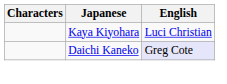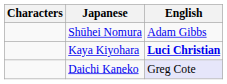+ row: (105, 32)
(178, 32) normal -> (184, 50) bold
